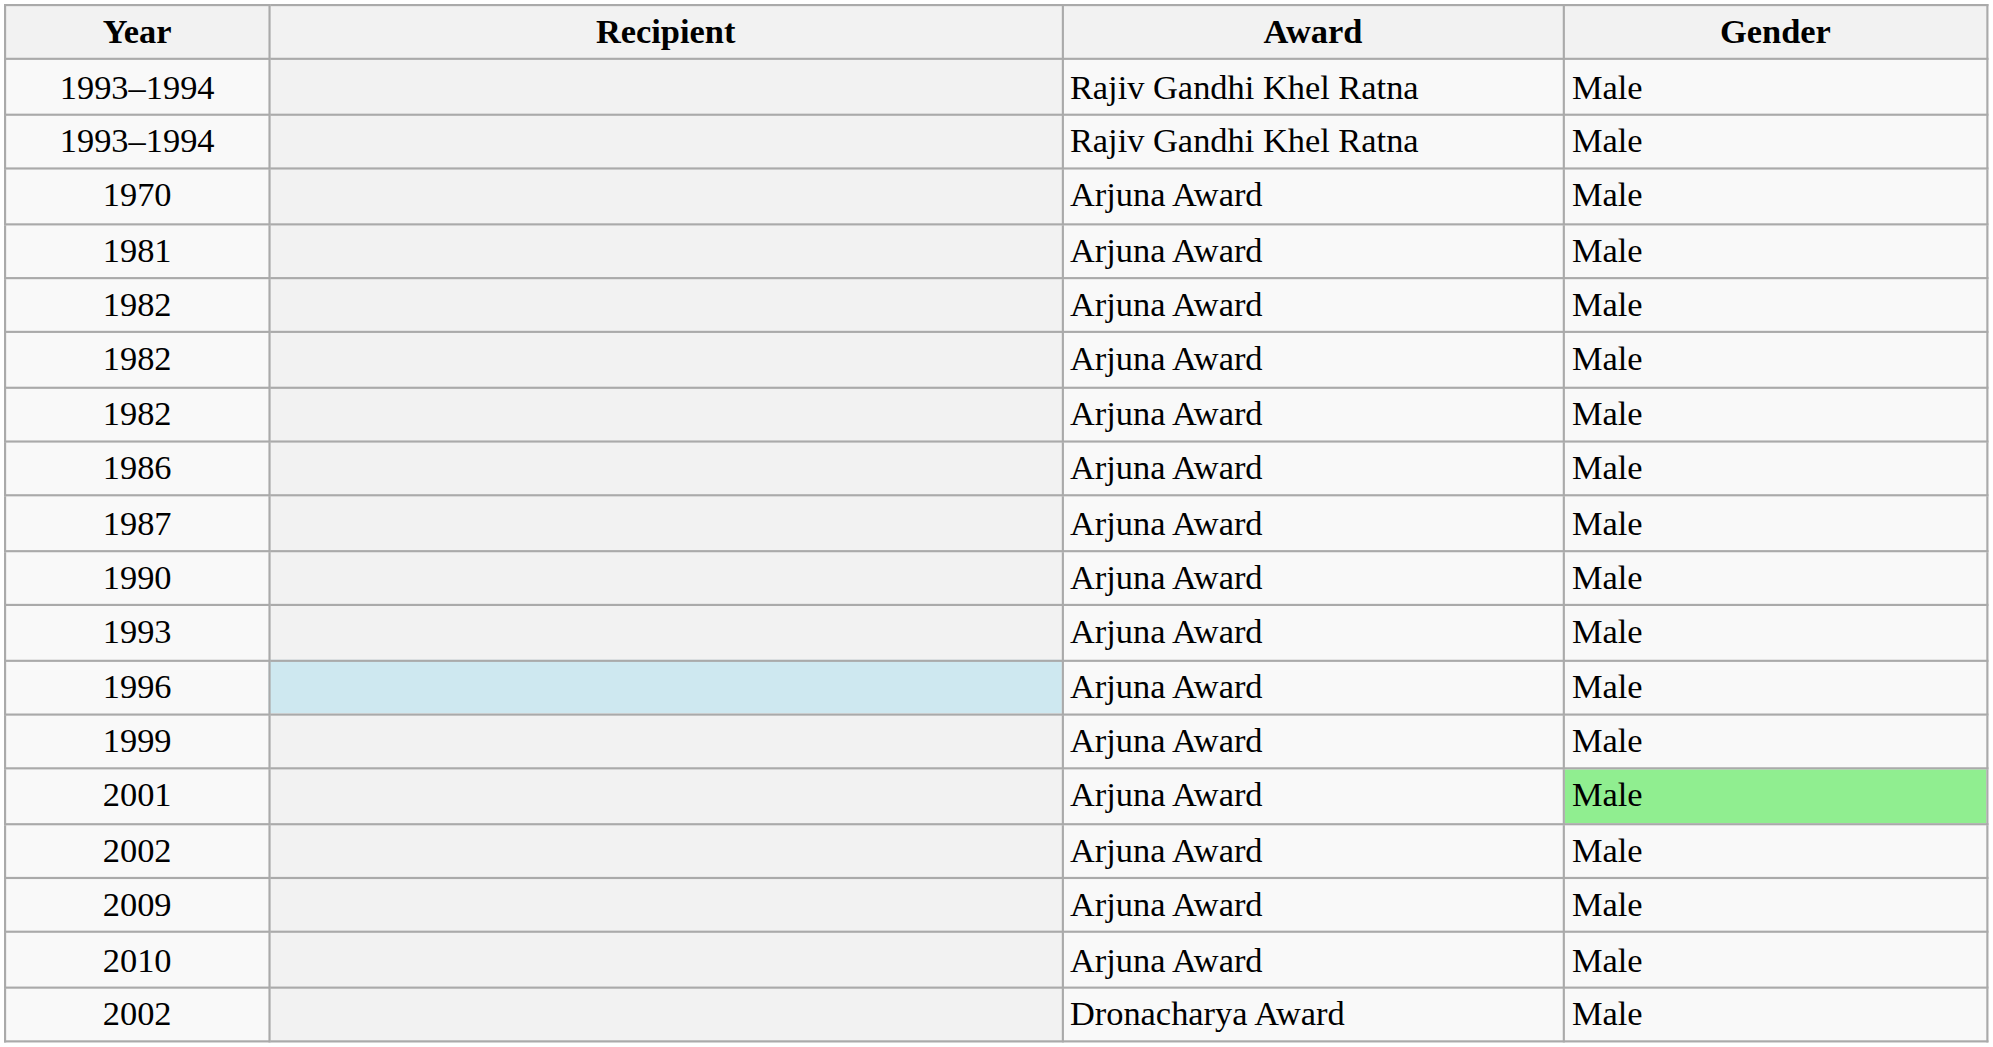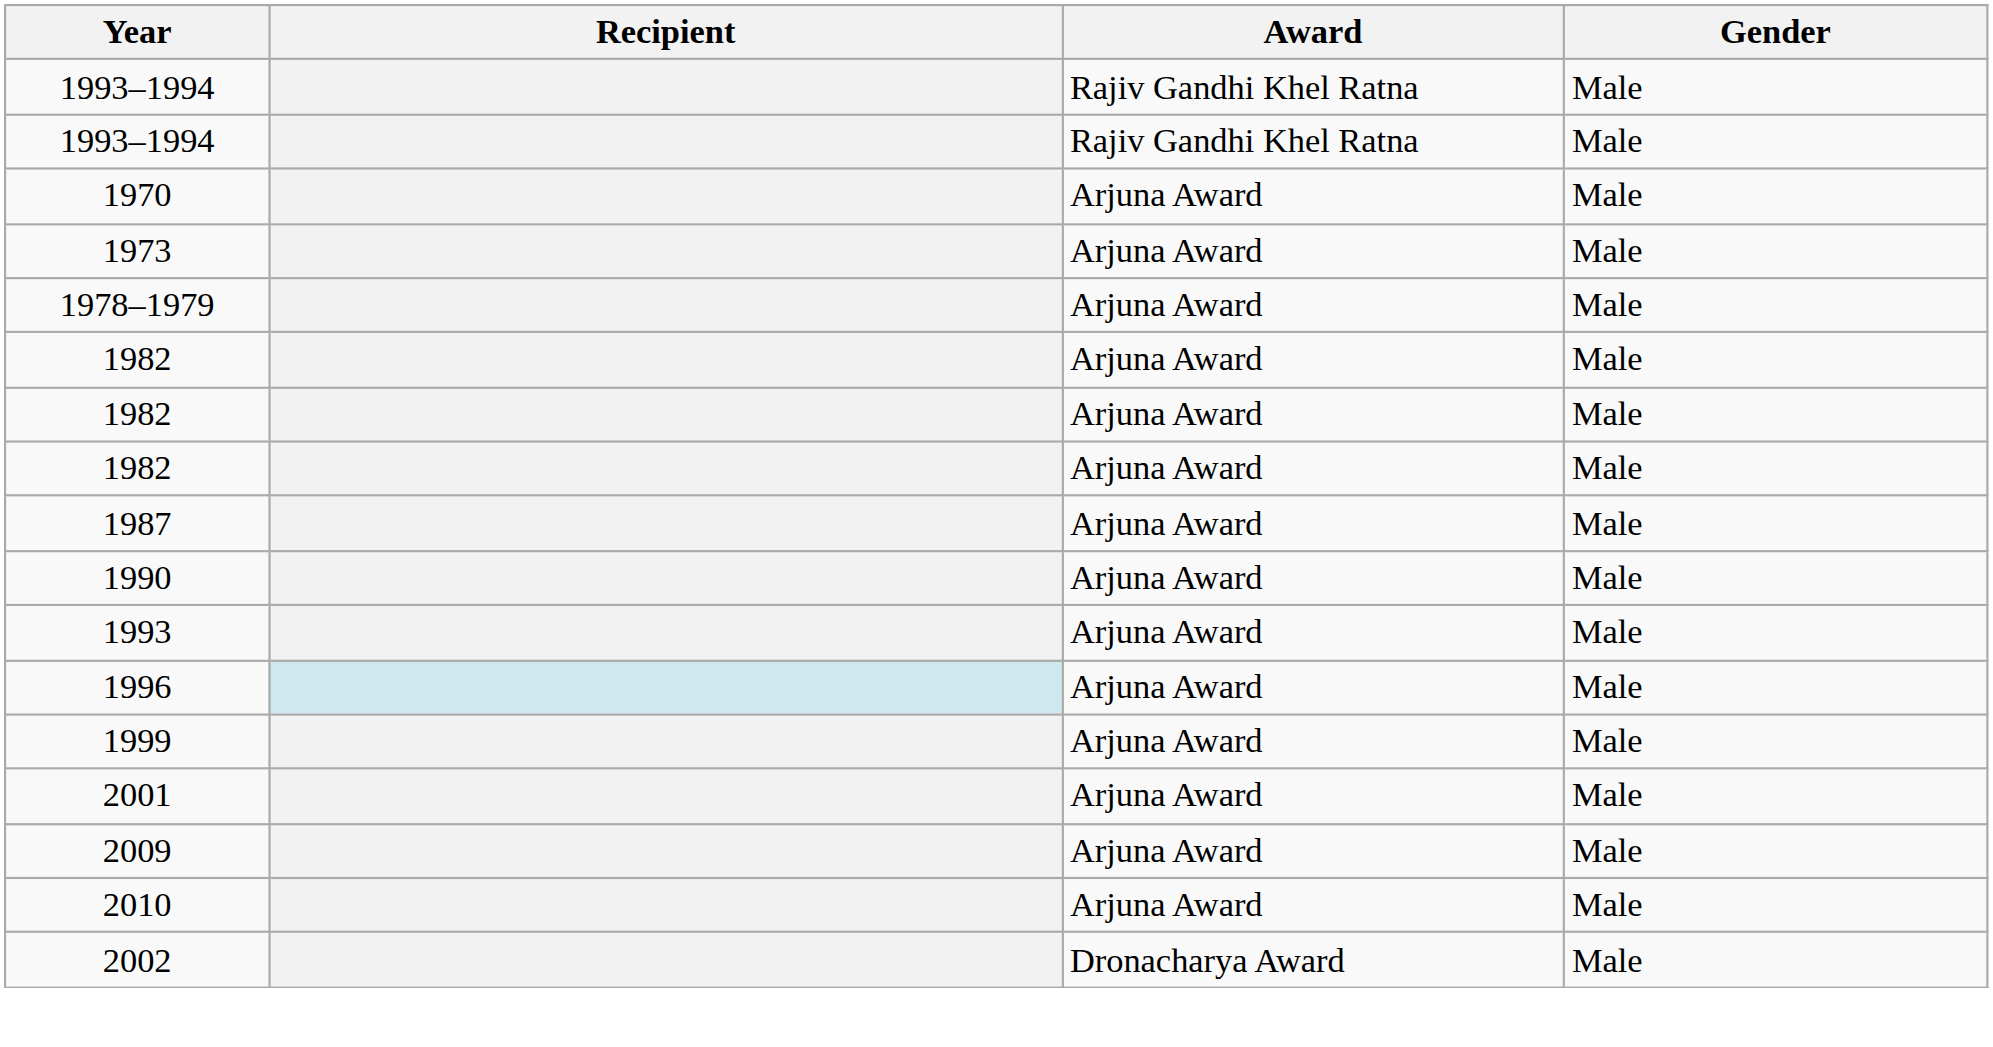+ row: (137, 250)
+ row: (137, 304)
- row: (137, 250)
- row: (137, 468)
(1607, 795) lightgreen background -> (1607, 795) no background
- row: (137, 850)
